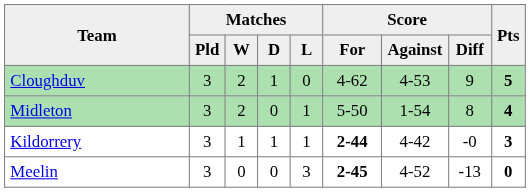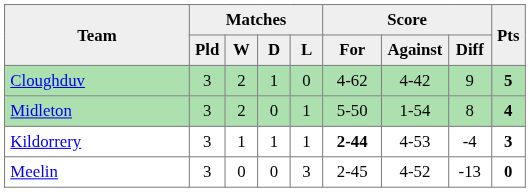(415, 80) 4-53 -> (415, 80) 4-42
(415, 141) 4-42 -> (415, 141) 4-53
(470, 141) -0 -> (470, 141) -4
(352, 171) bold -> (352, 171) normal
